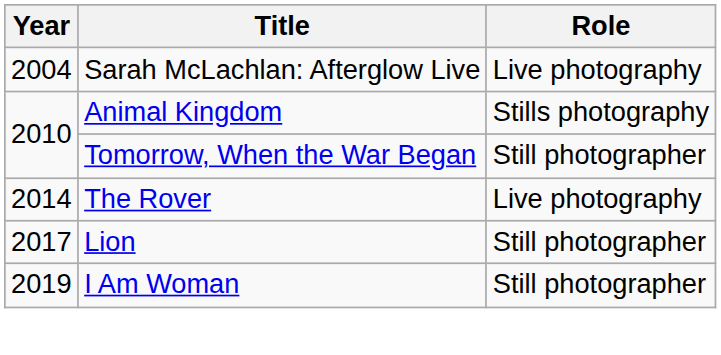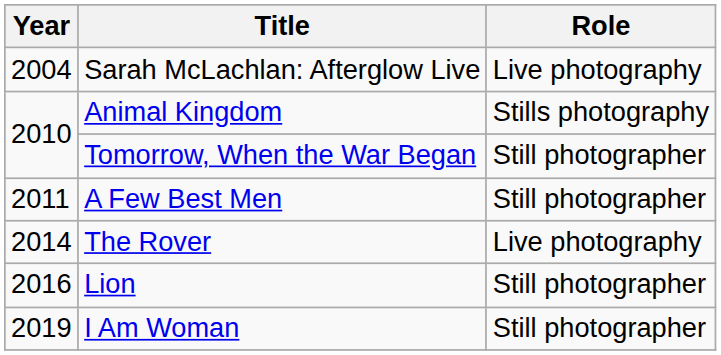+ row: (183, 198)
(41, 241) 2017 -> (41, 284) 2016
